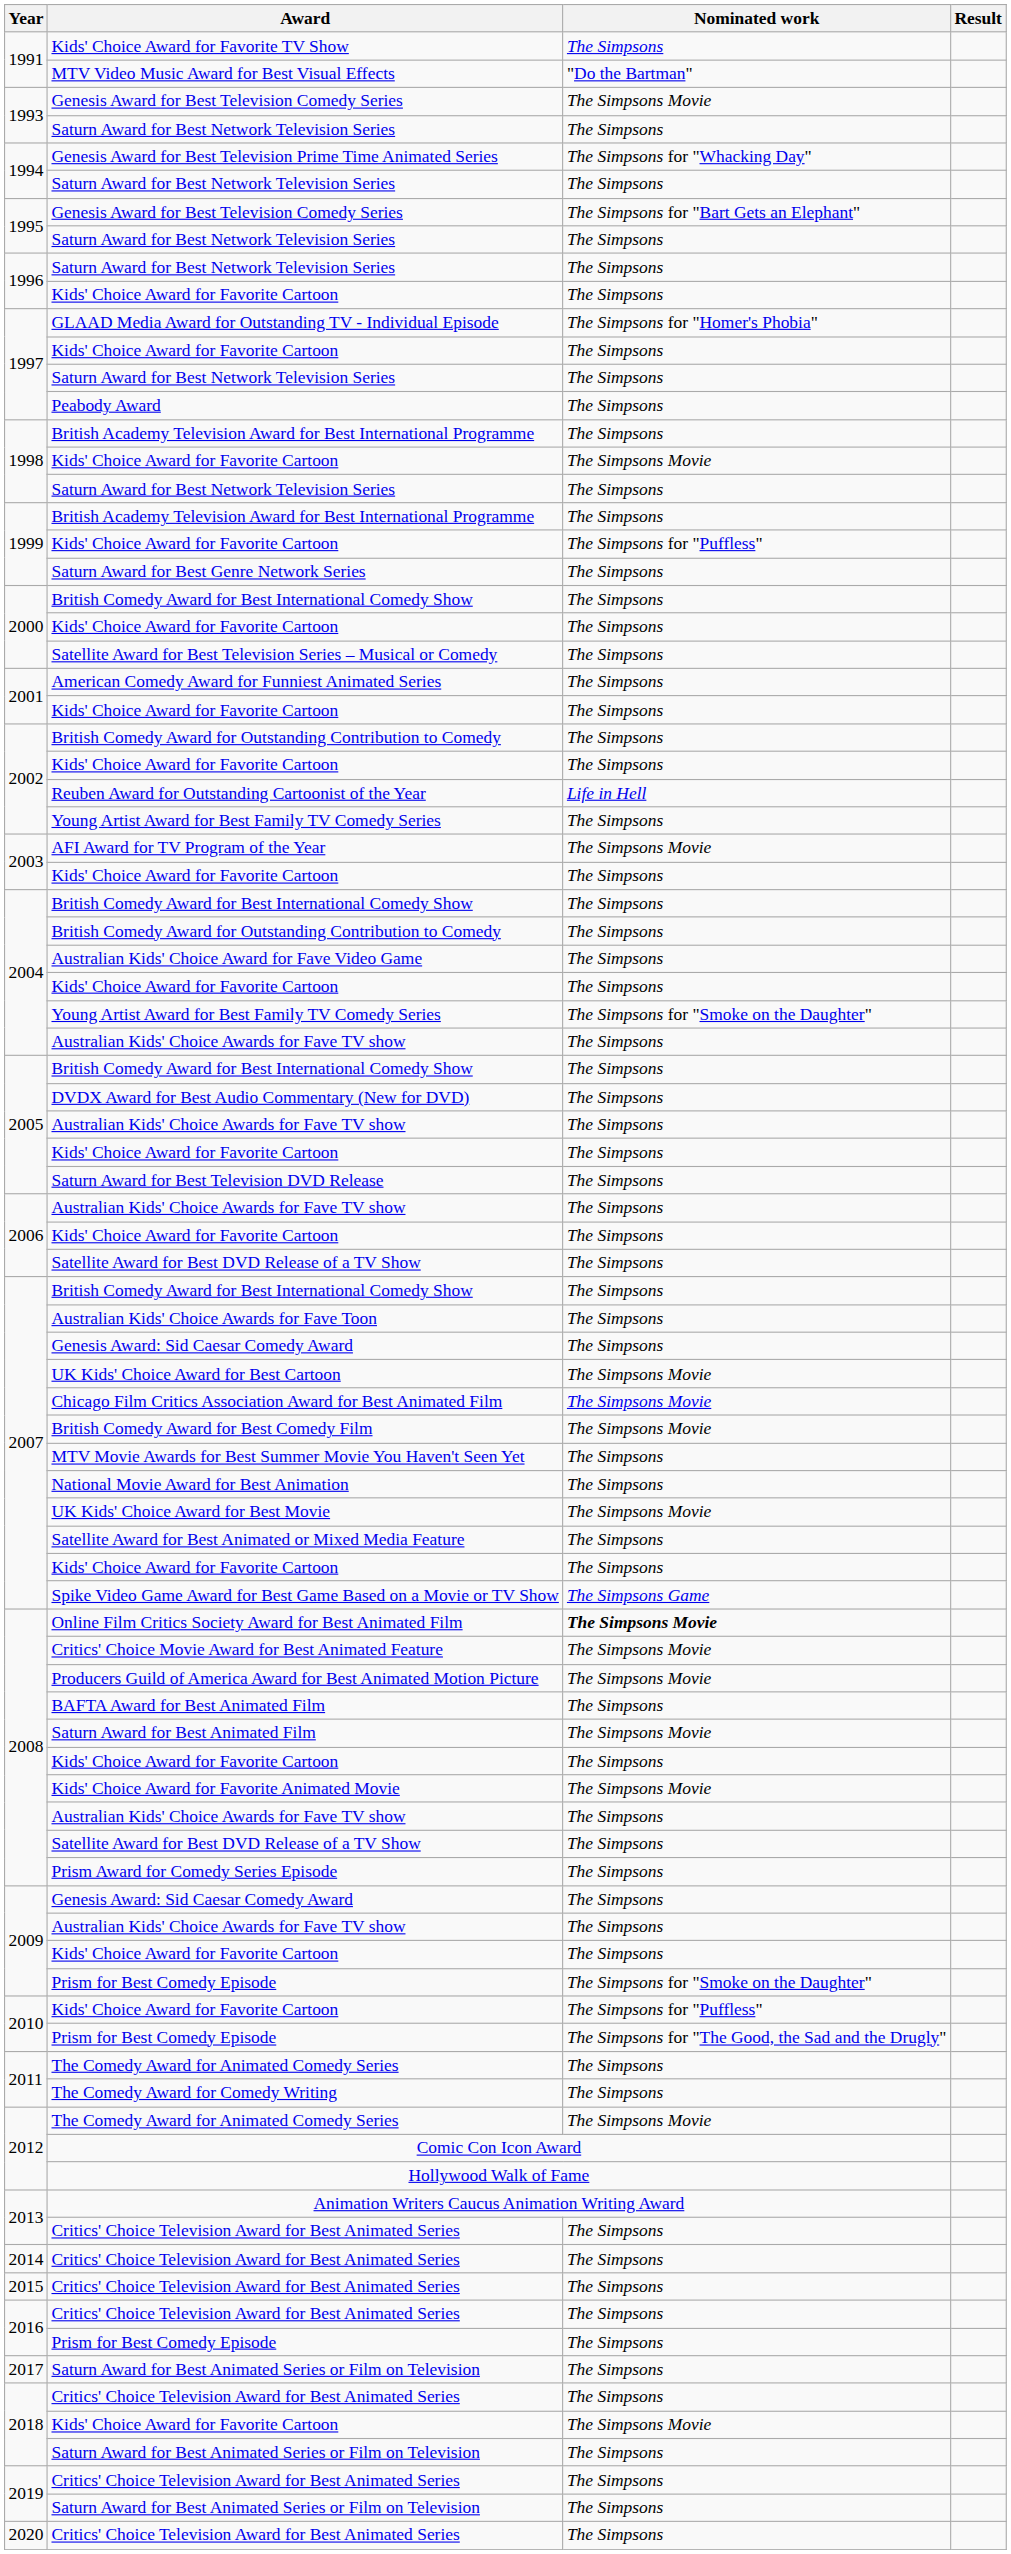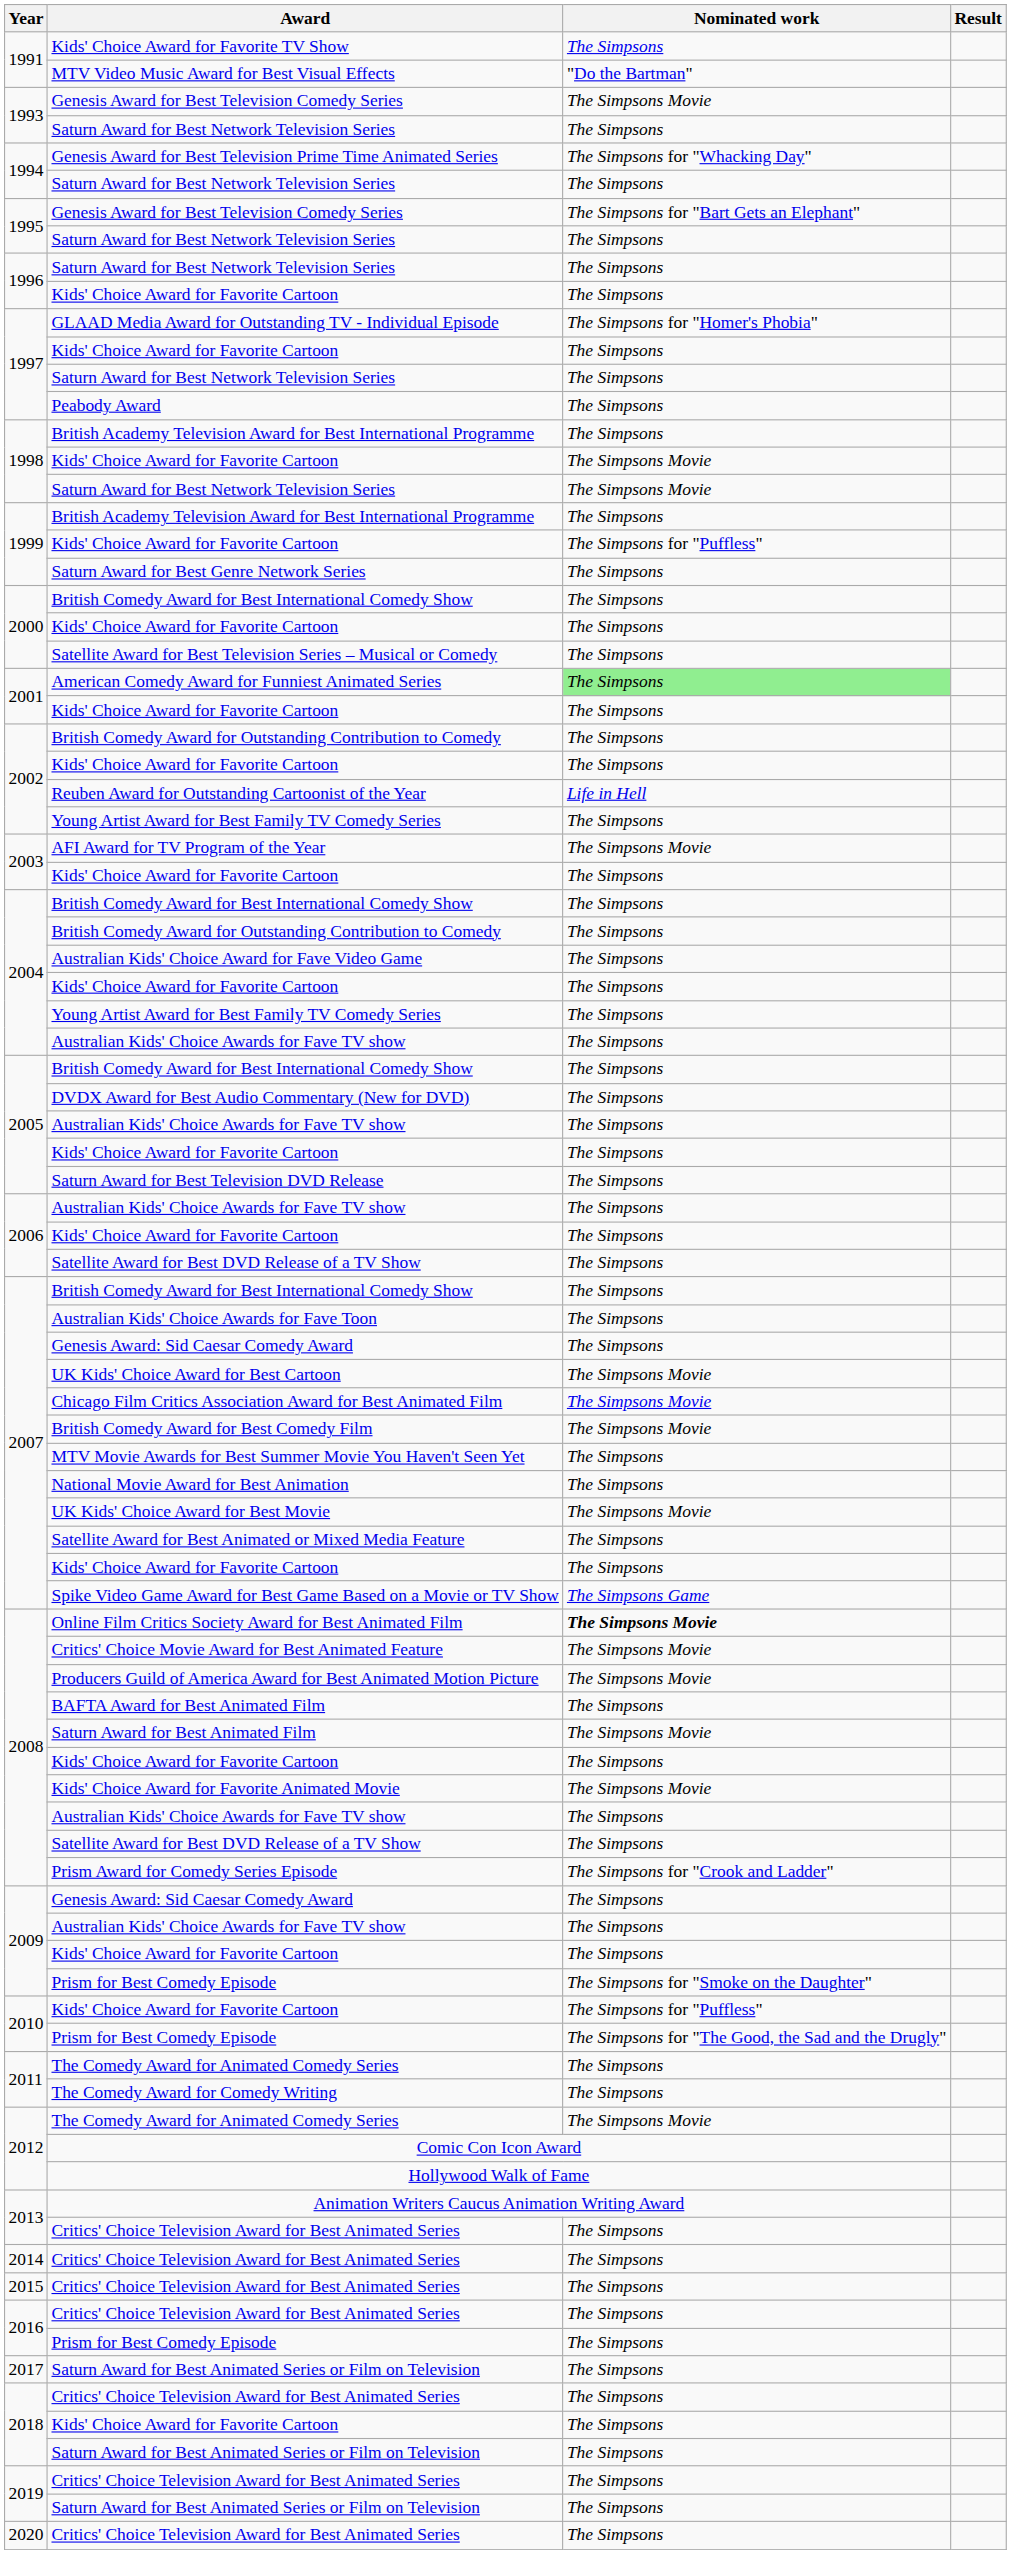(615, 488) The Simpsons -> (639, 488) The Simpsons Movie
(615, 682) no background -> (615, 682) lightgreen background
(719, 1014) The Simpsons for "Smoke on the Daughter" -> (615, 1014) The Simpsons
(615, 1871) The Simpsons -> (700, 1871) The Simpsons for "Crook and Ladder"
(639, 2424) The Simpsons Movie -> (615, 2424) The Simpsons
